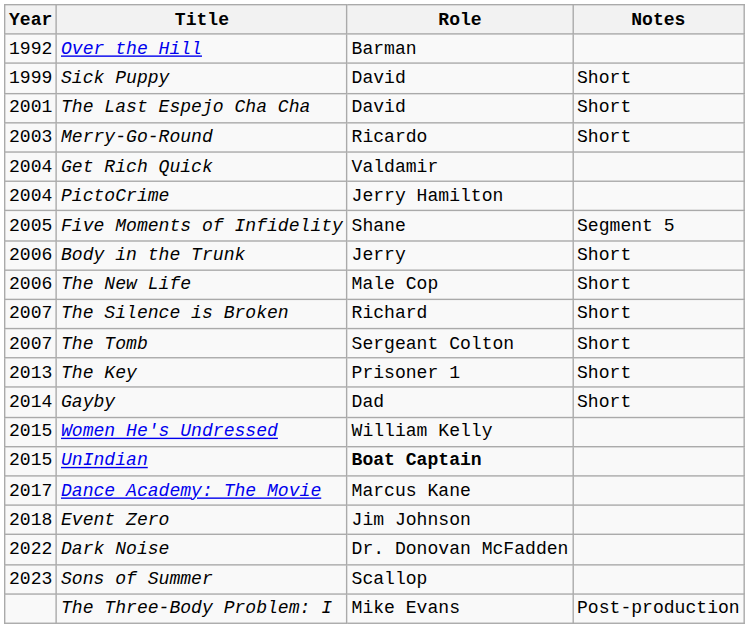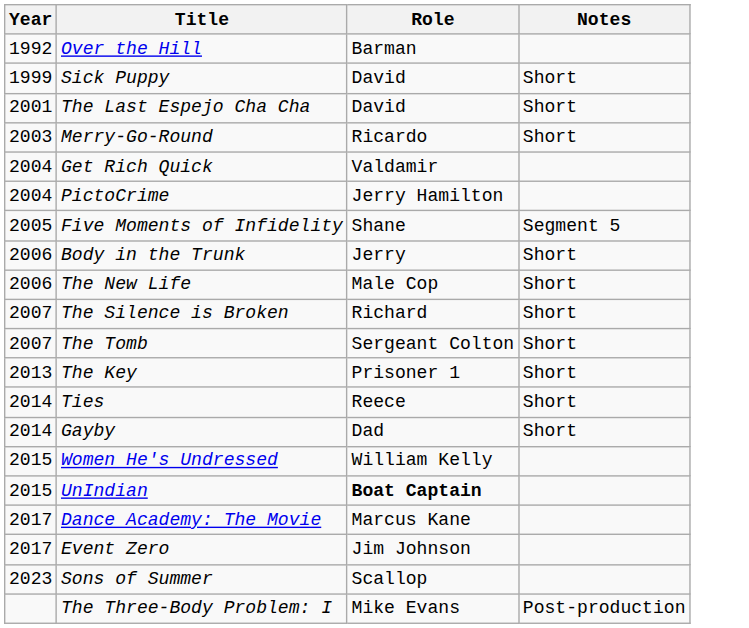+ row: (83, 402)
(31, 520) 2018 -> (31, 550) 2017
- row: (115, 550)
